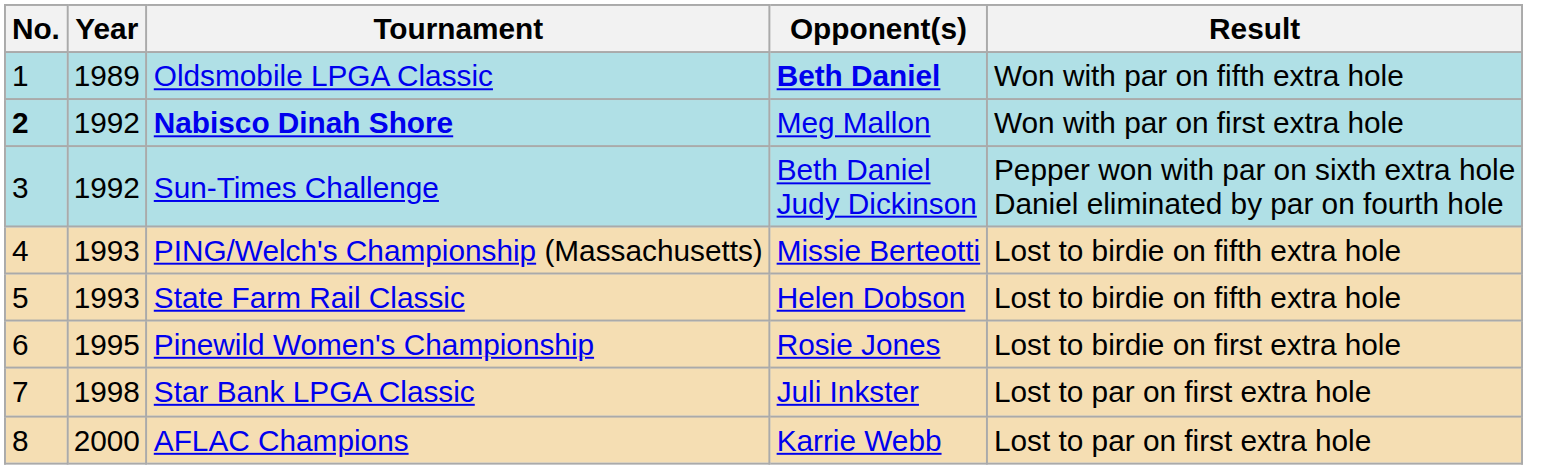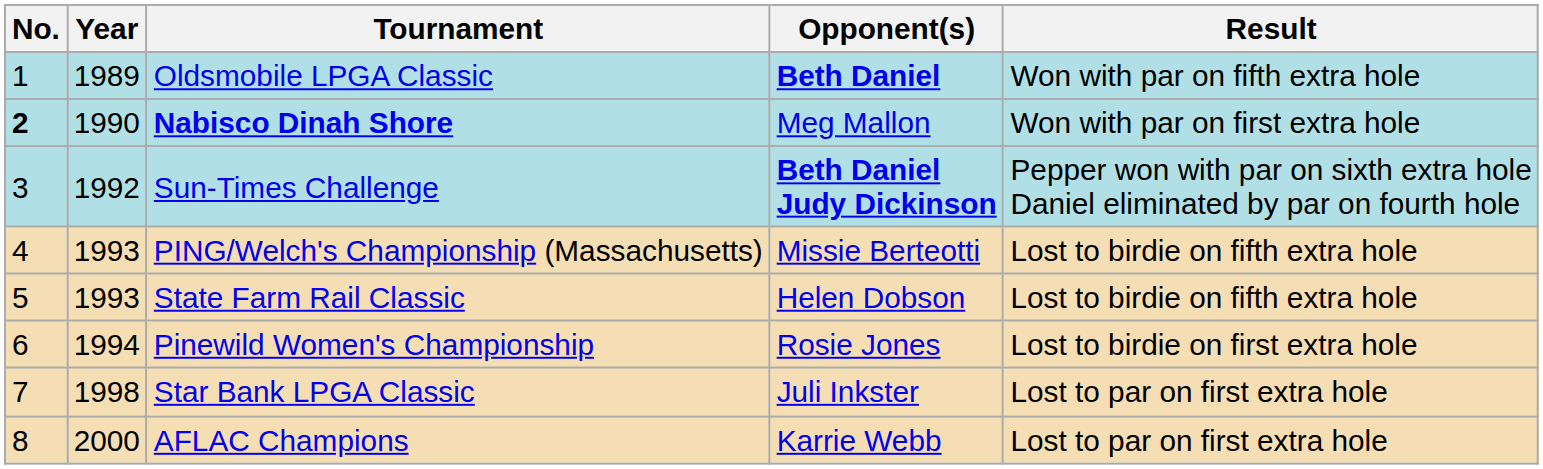(107, 123) 1992 -> (107, 123) 1990
(877, 187) normal -> (887, 187) bold
(107, 345) 1995 -> (107, 345) 1994
